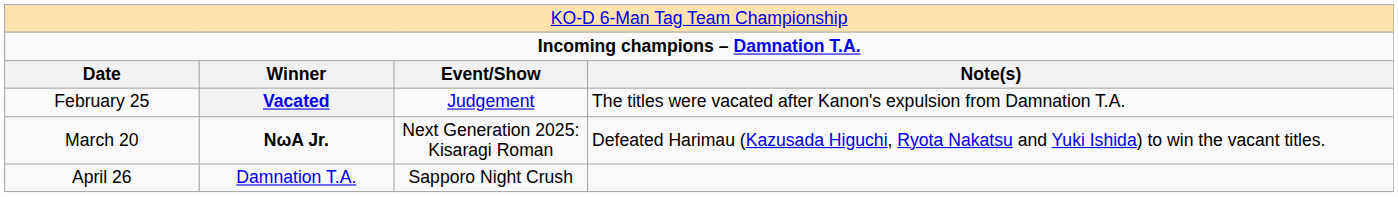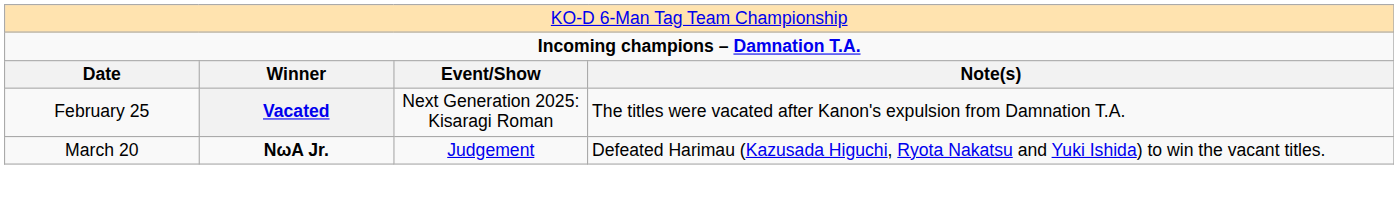(491, 102) Judgement -> (491, 112) Next Generation 2025: Kisaragi Roman
(491, 140) Next Generation 2025: Kisaragi Roman -> (491, 149) Judgement
- row: (102, 177)
